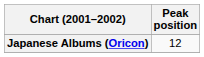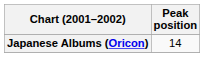(175, 43) 12 -> (175, 43) 14
